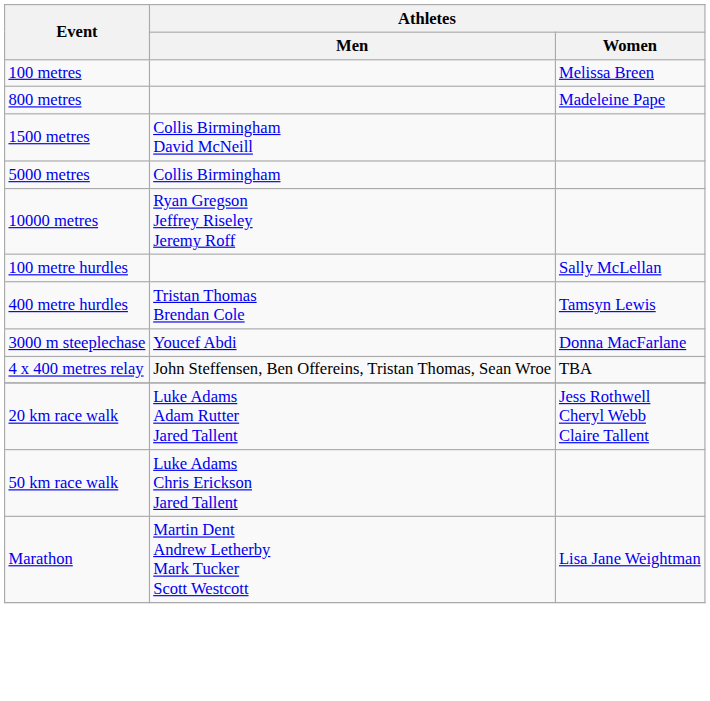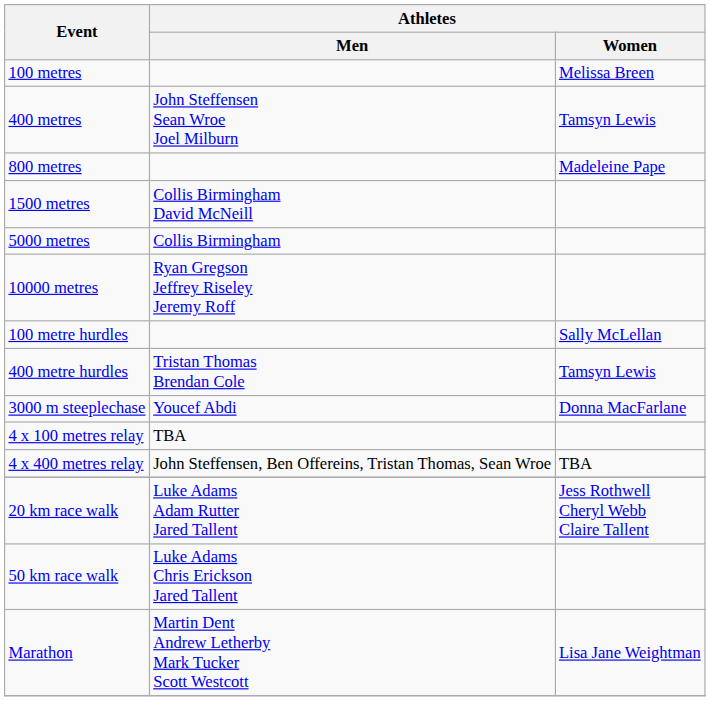+ row: (45, 120)
+ row: (76, 436)
